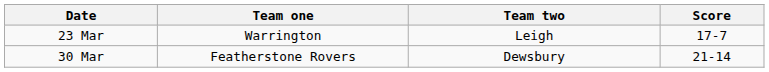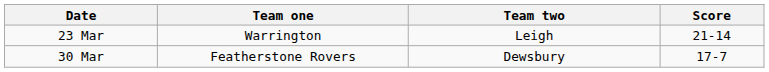(712, 36) 17-7 -> (712, 36) 21-14
(712, 56) 21-14 -> (712, 56) 17-7
